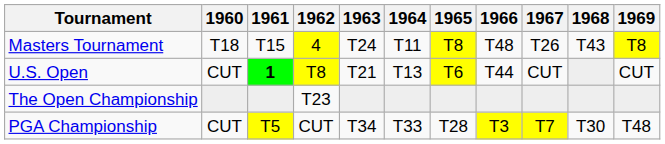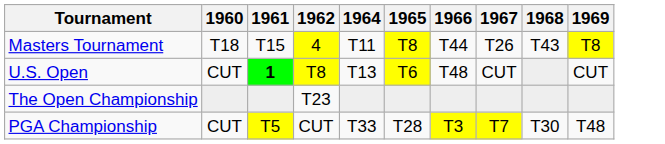- column: (362, 18)
(499, 45) T48 -> (453, 45) T44
(499, 72) T44 -> (453, 72) T48
